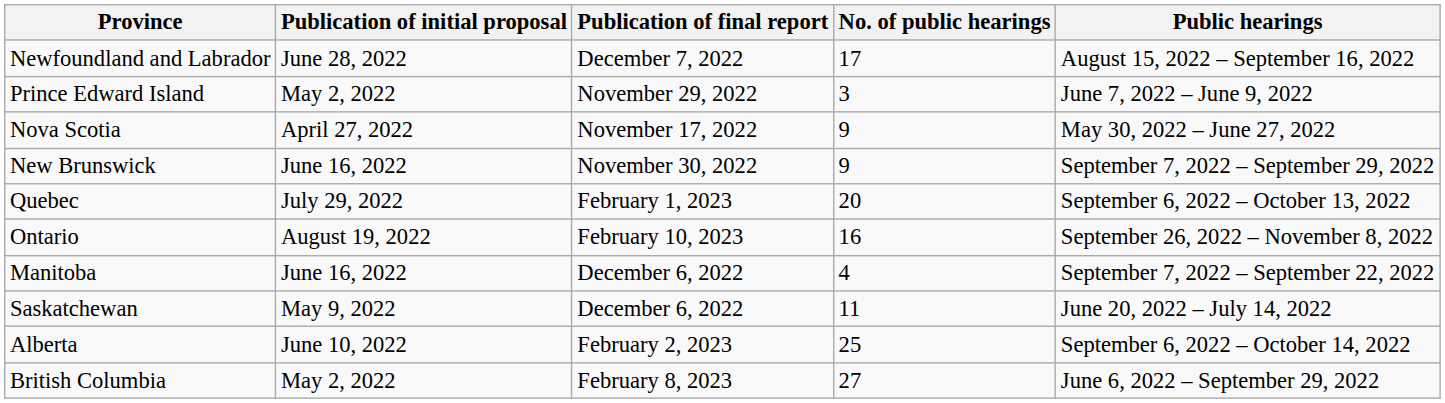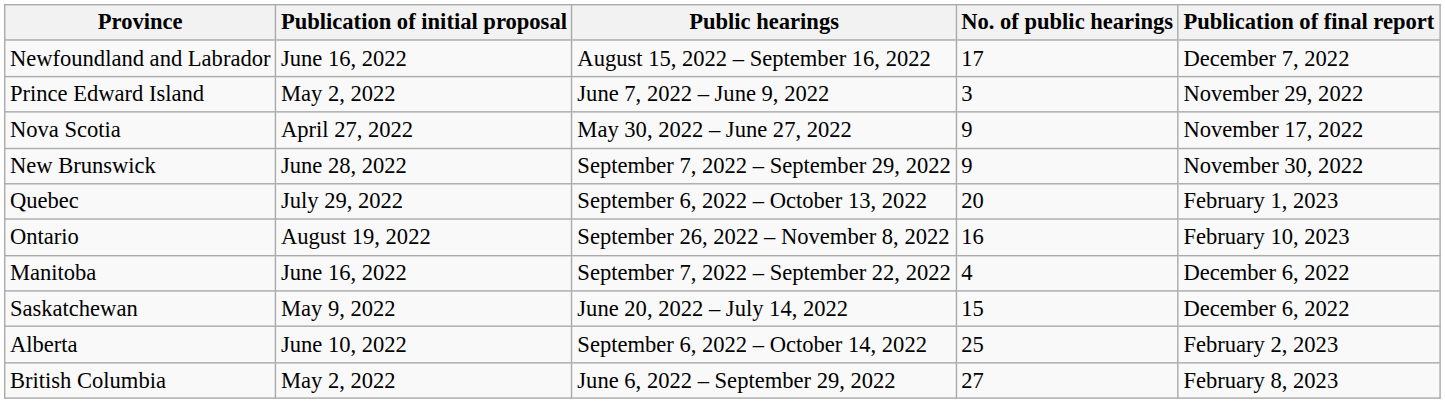columns swapped: (1248, 22) <-> (703, 22)
(344, 58) June 28, 2022 -> (344, 58) June 16, 2022
(344, 165) June 16, 2022 -> (344, 165) June 28, 2022
(849, 308) 11 -> (972, 308) 15
